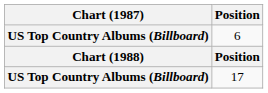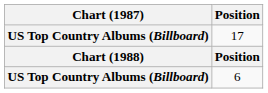rows swapped: (237, 35) <-> (237, 77)
